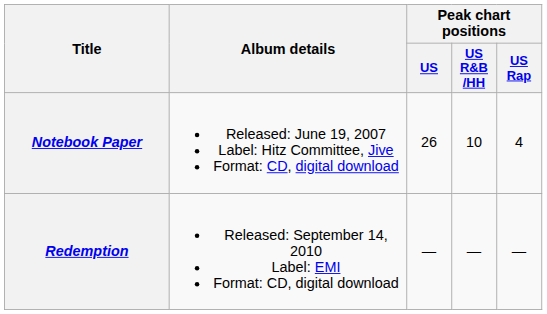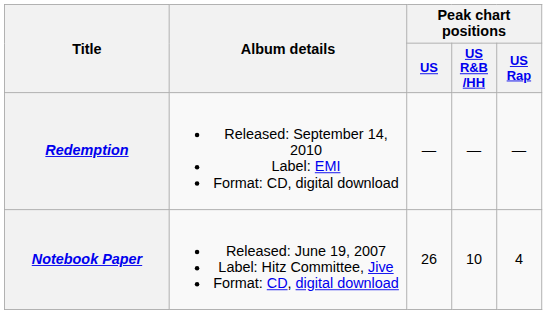rows swapped: (87, 142) <-> (87, 251)
